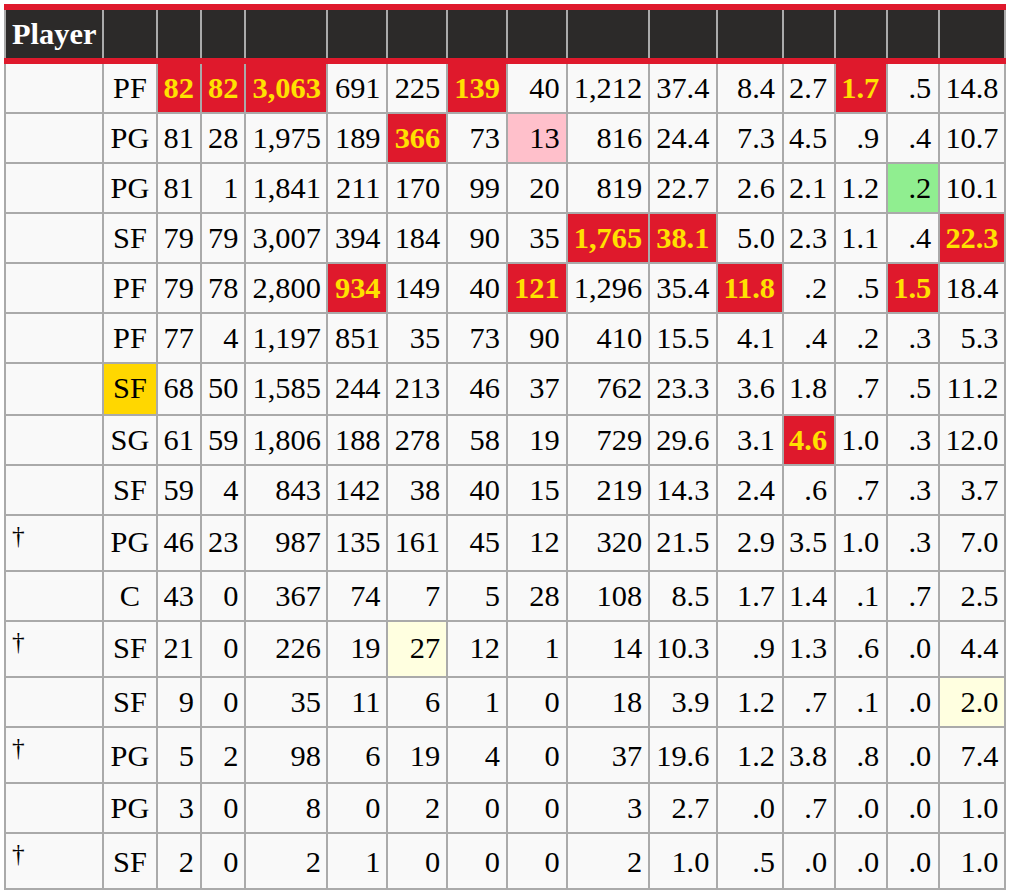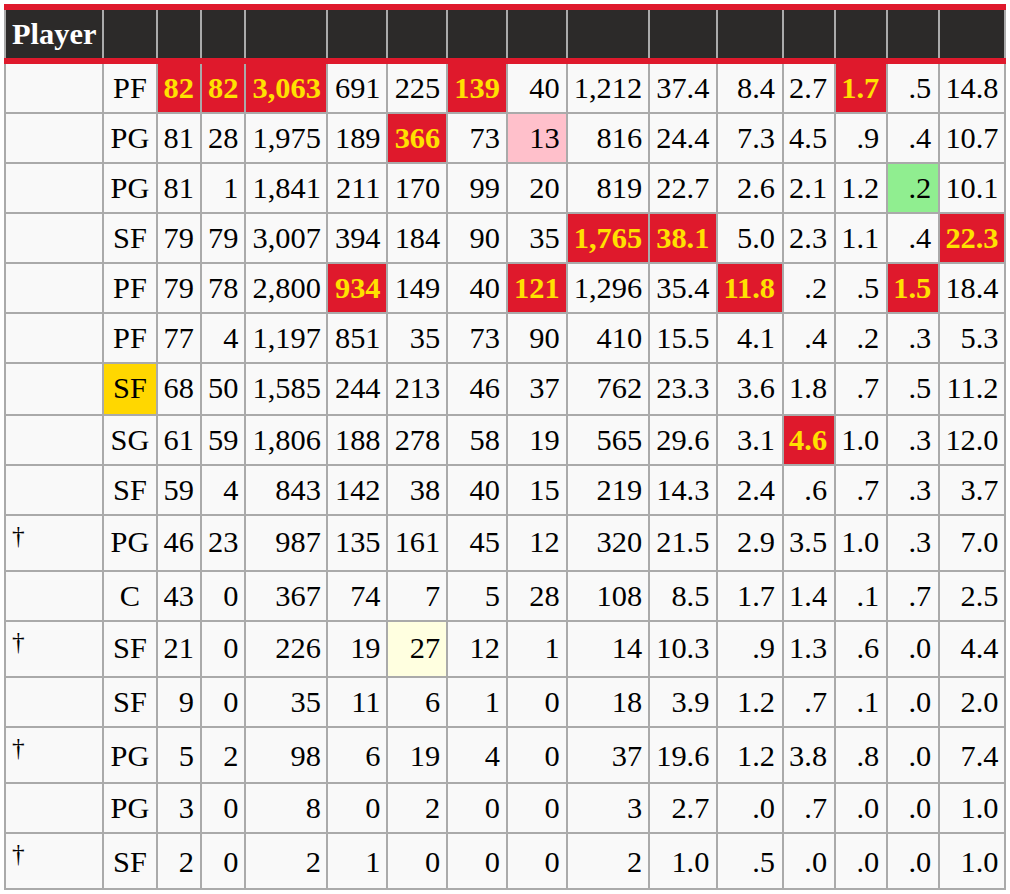(619, 438) 729 -> (619, 438) 565
(980, 701) lightyellow background -> (980, 701) no background
